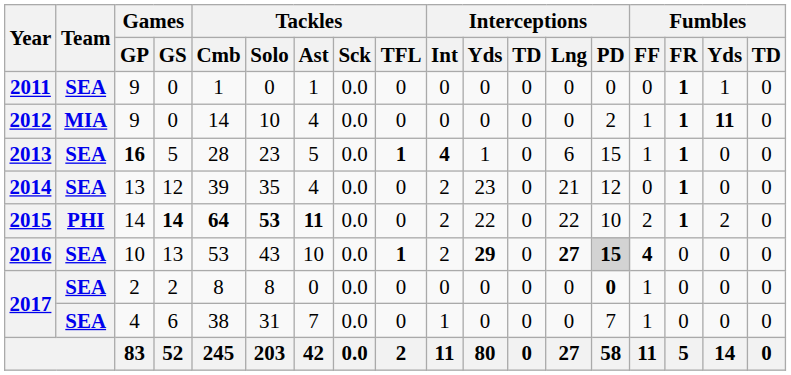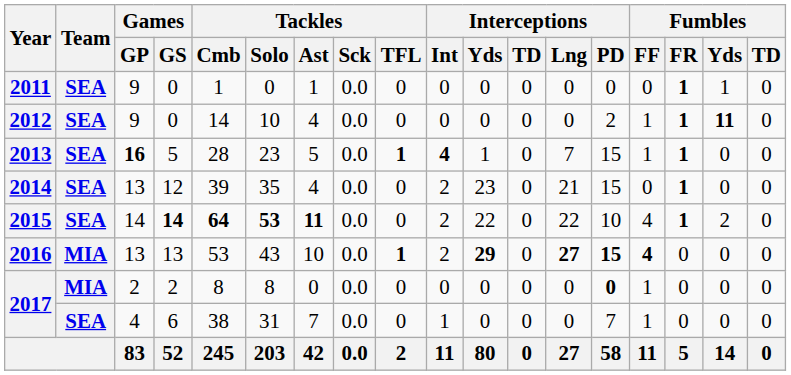(86, 120) MIA -> (86, 120) SEA
(569, 154) 6 -> (569, 154) 7
(611, 187) 12 -> (611, 187) 15
(86, 220) PHI -> (86, 220) SEA
(647, 220) 2 -> (647, 220) 4
(86, 253) SEA -> (86, 253) MIA
(135, 253) 10 -> (135, 253) 13
(611, 253) lightgrey background -> (611, 253) no background
(86, 287) SEA -> (86, 287) MIA
